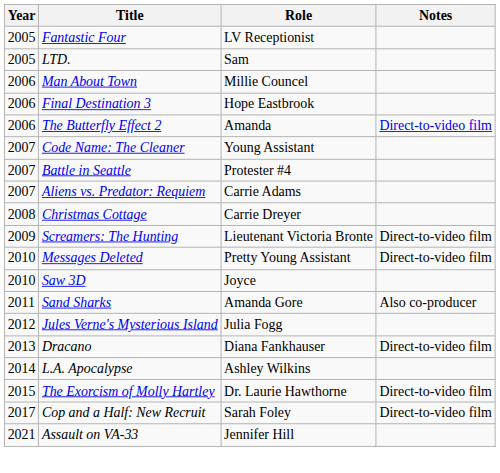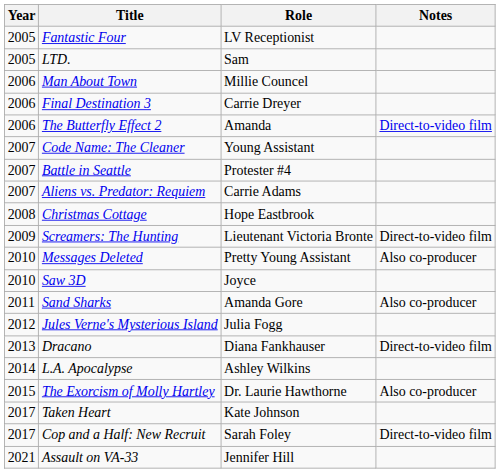(269, 103) Hope Eastbrook -> (263, 103) Carrie Dreyer
(263, 214) Carrie Dreyer -> (269, 214) Hope Eastbrook
(436, 258) Direct-to-video film -> (428, 258) Also co-producer
(436, 390) Direct-to-video film -> (428, 390) Also co-producer
+ row: (76, 412)
